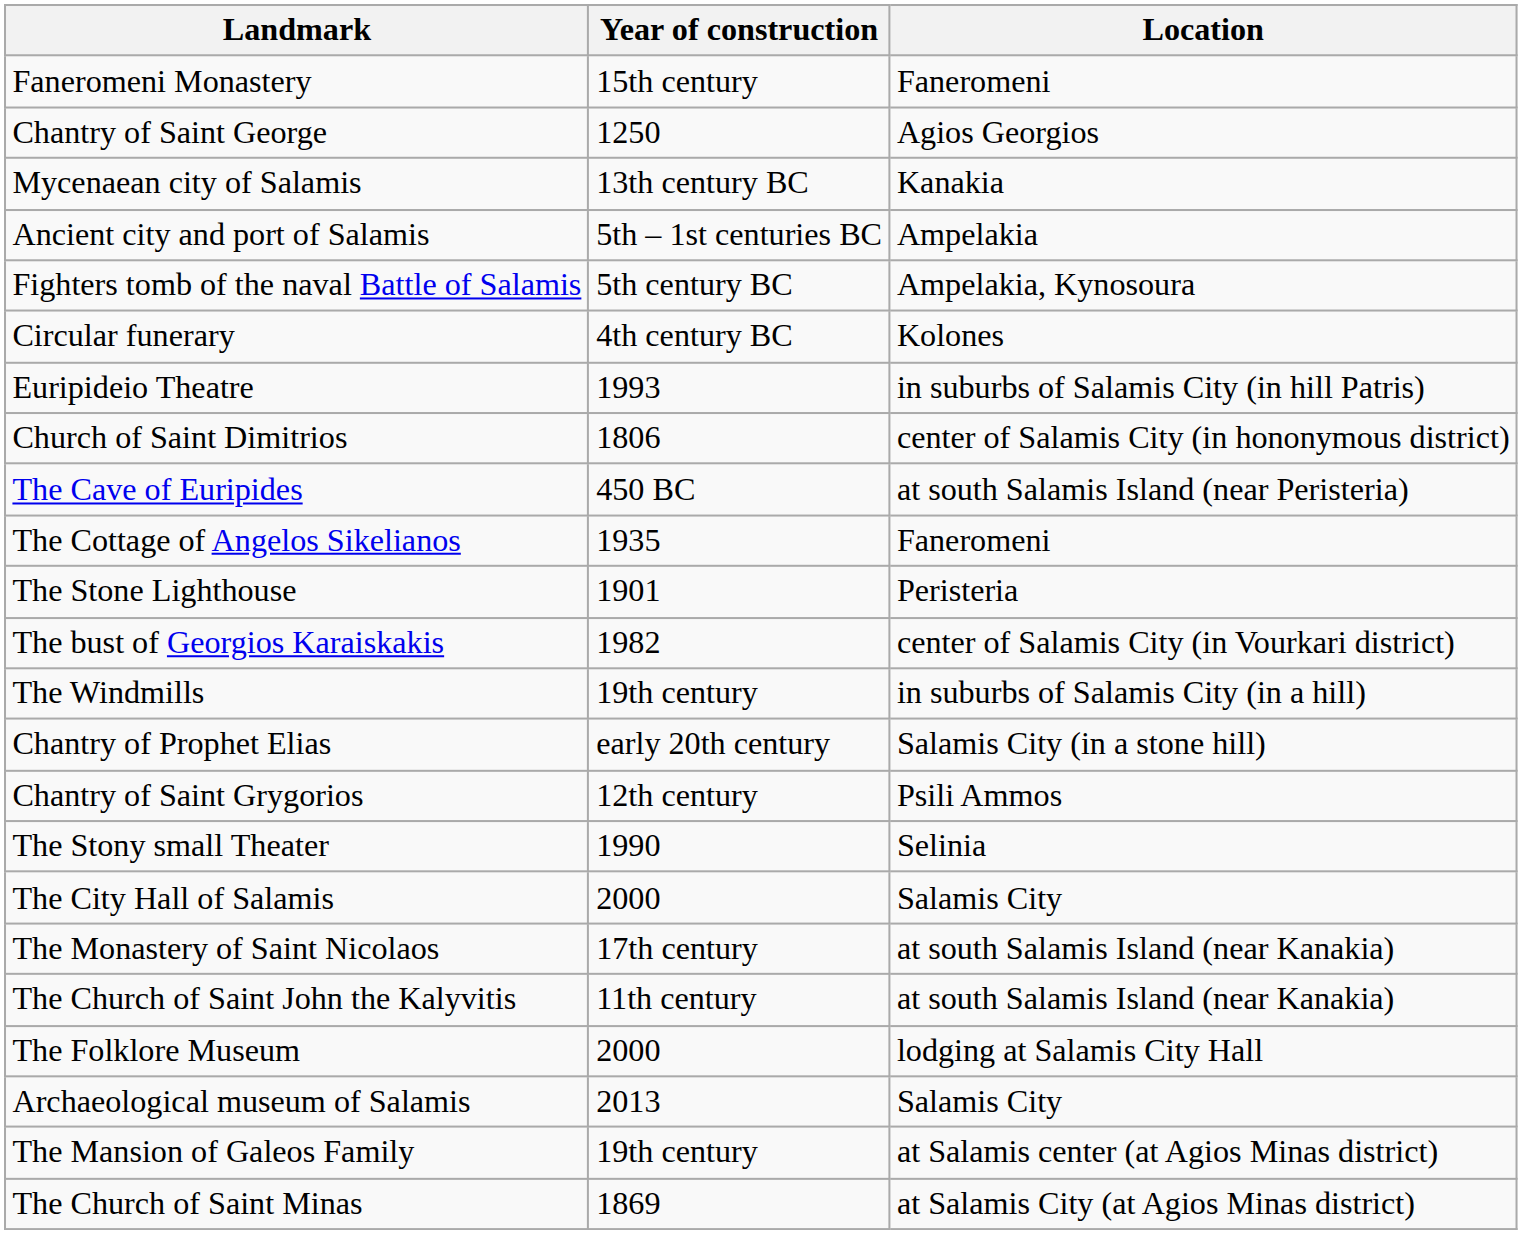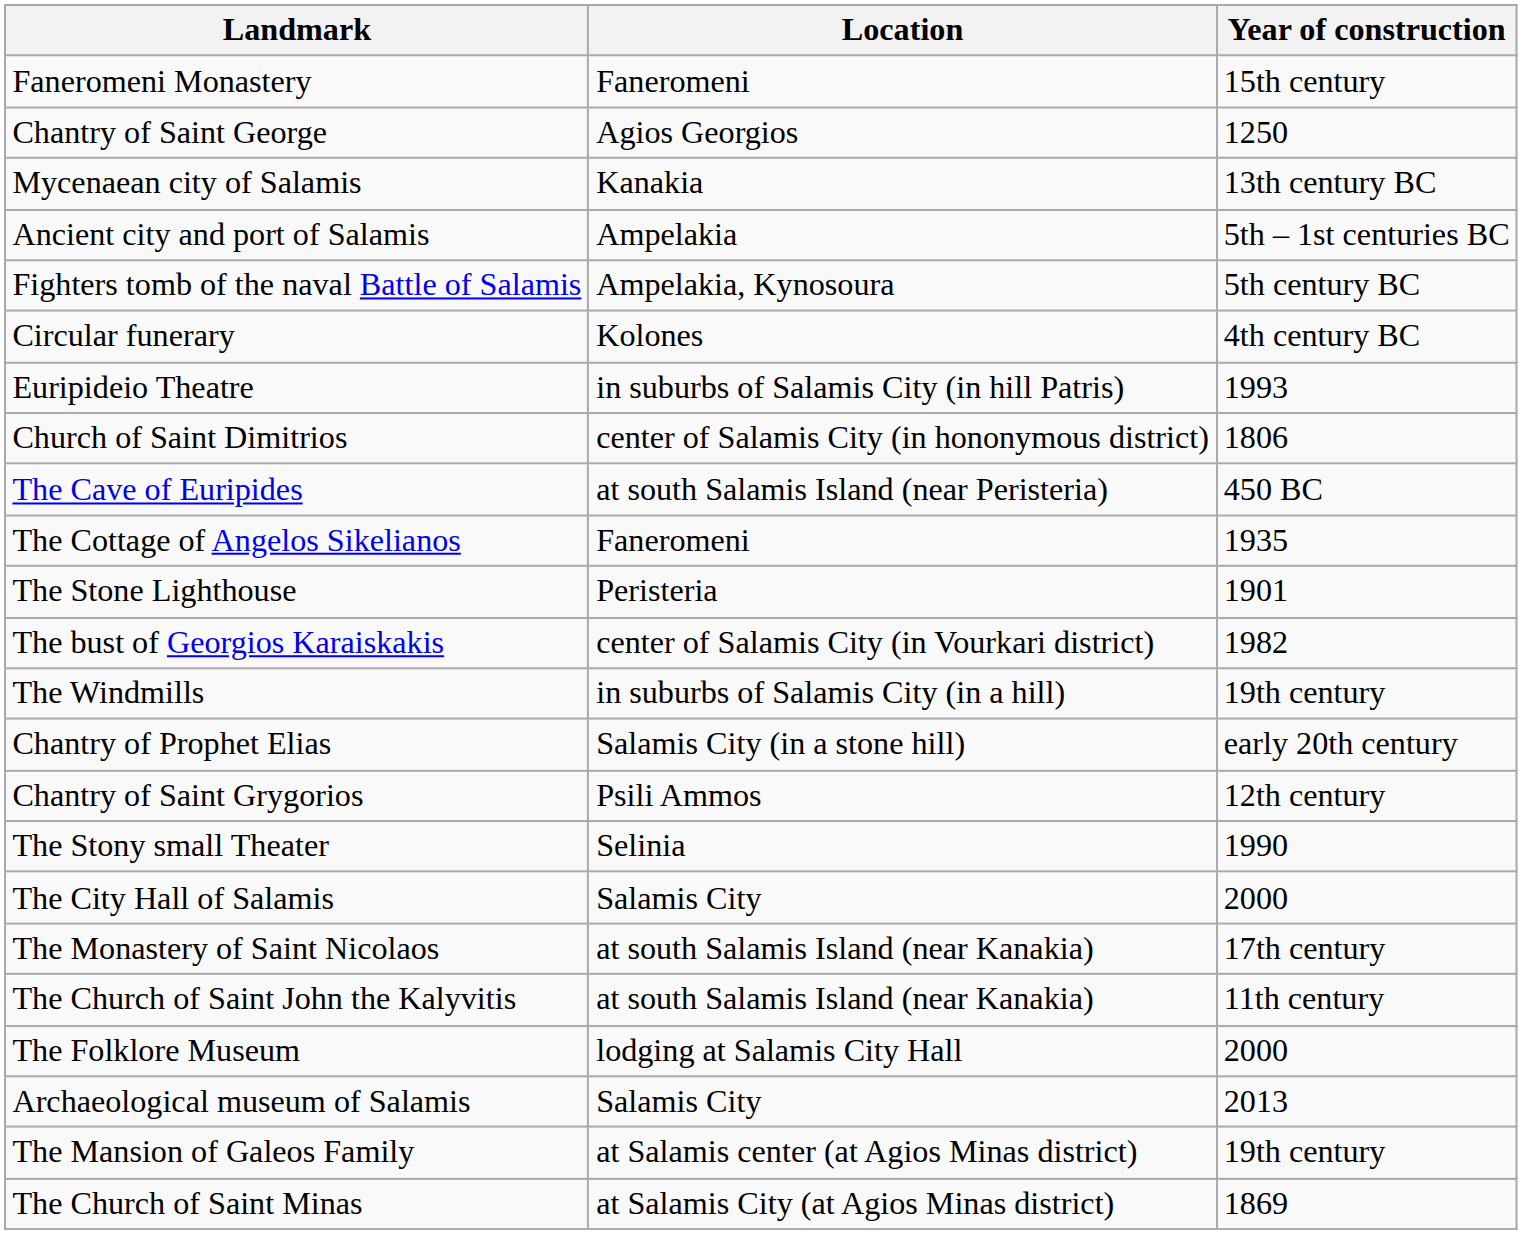columns swapped: (739, 30) <-> (1203, 30)
